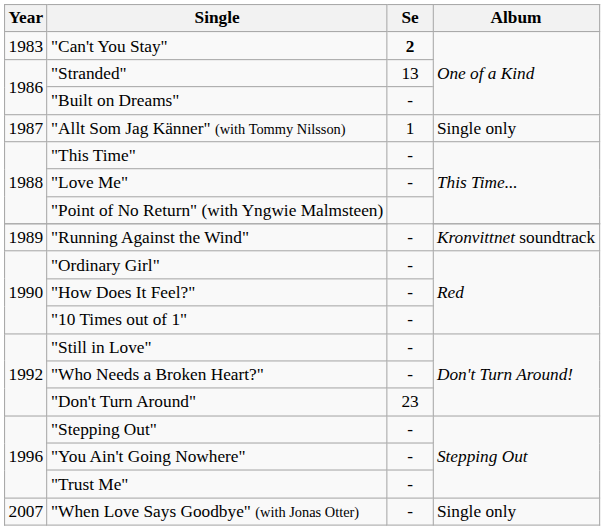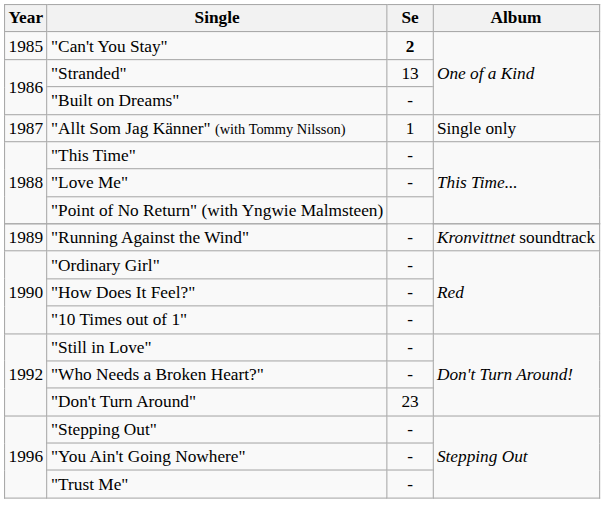(26, 45) 1983 -> (26, 45) 1985
- row: (205, 511)
